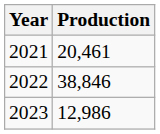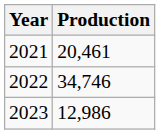(84, 81) 38,846 -> (84, 81) 34,746
